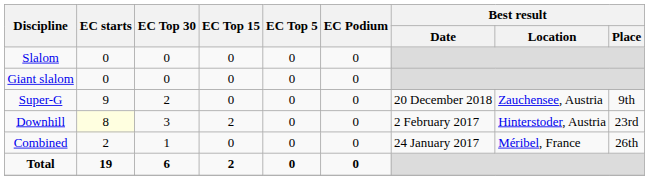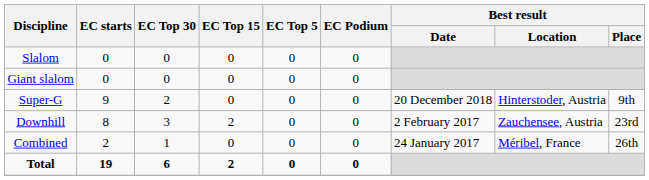(550, 100) Zauchensee, Austria -> (552, 100) Hinterstoder, Austria
(106, 121) lightyellow background -> (106, 121) no background
(552, 121) Hinterstoder, Austria -> (550, 121) Zauchensee, Austria
